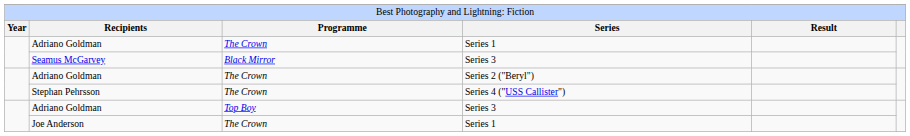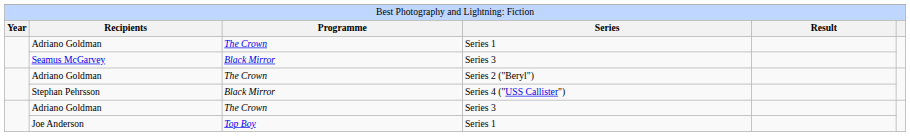(246, 92) The Crown -> (250, 92) Black Mirror
(240, 108) Top Boy -> (246, 108) The Crown
(246, 124) The Crown -> (240, 124) Top Boy
